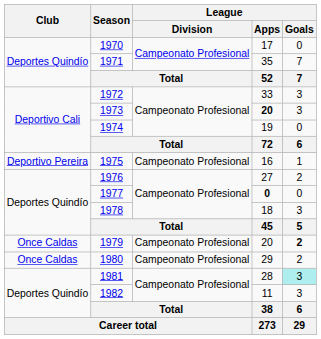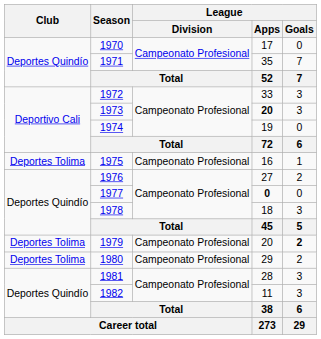(47, 161) Deportivo Pereira -> (47, 161) Deportes Tolima
(47, 243) Once Caldas -> (47, 243) Deportes Tolima
(47, 260) Once Caldas -> (47, 260) Deportes Tolima
(299, 276) paleturquoise background -> (299, 276) no background
